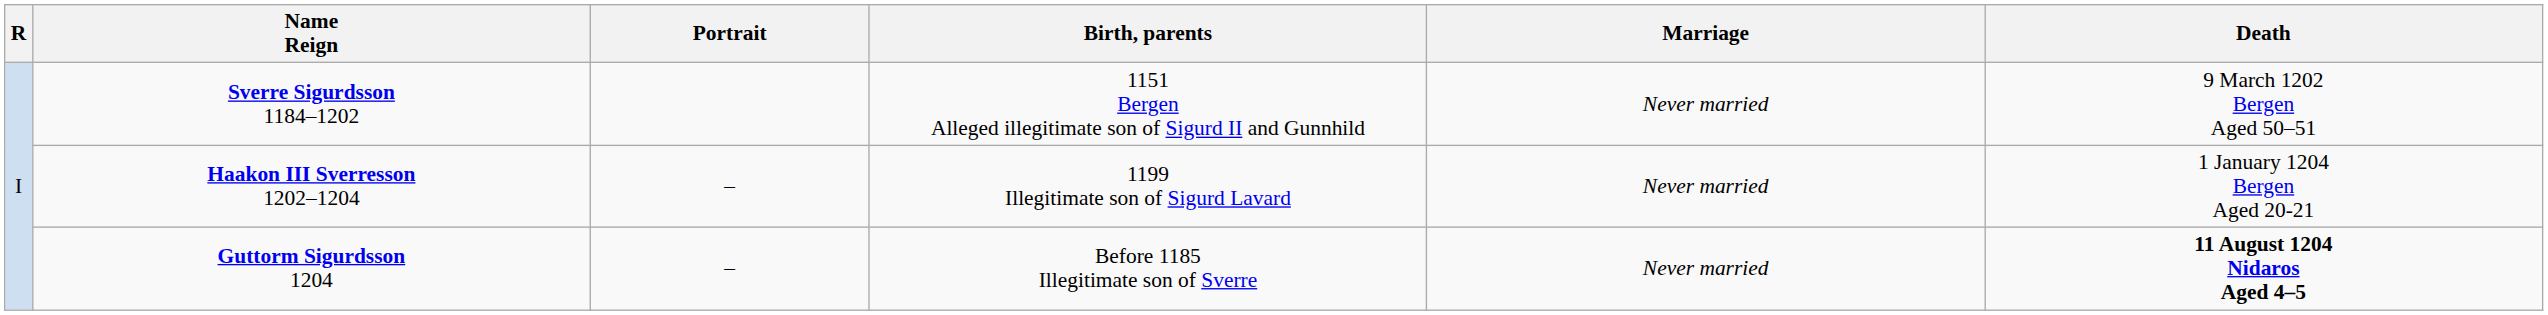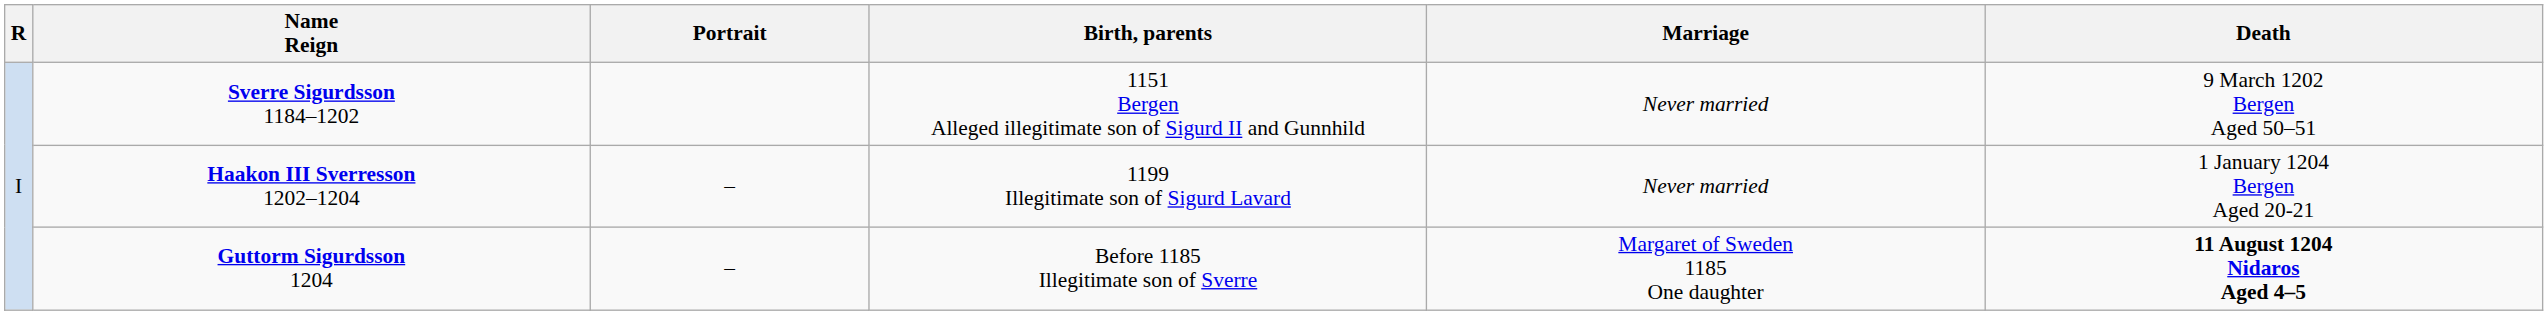(1706, 268) Never married -> (1706, 268) Margaret of Sweden 1185 One daughter
